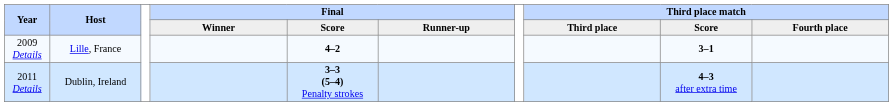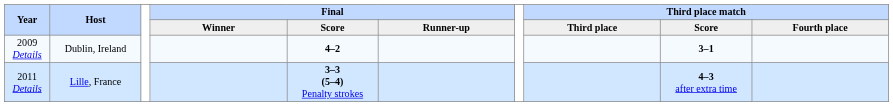(95, 48) Lille, France -> (95, 48) Dublin, Ireland
(95, 82) Dublin, Ireland -> (95, 82) Lille, France
